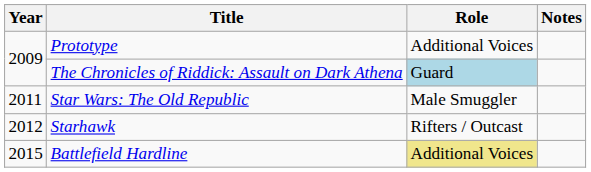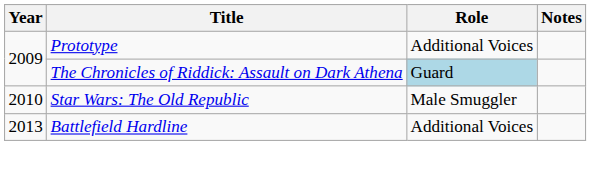(25, 99) 2011 -> (26, 99) 2010
- row: (83, 126)
(26, 153) 2015 -> (26, 126) 2013
(472, 153) khaki background -> (472, 126) no background
